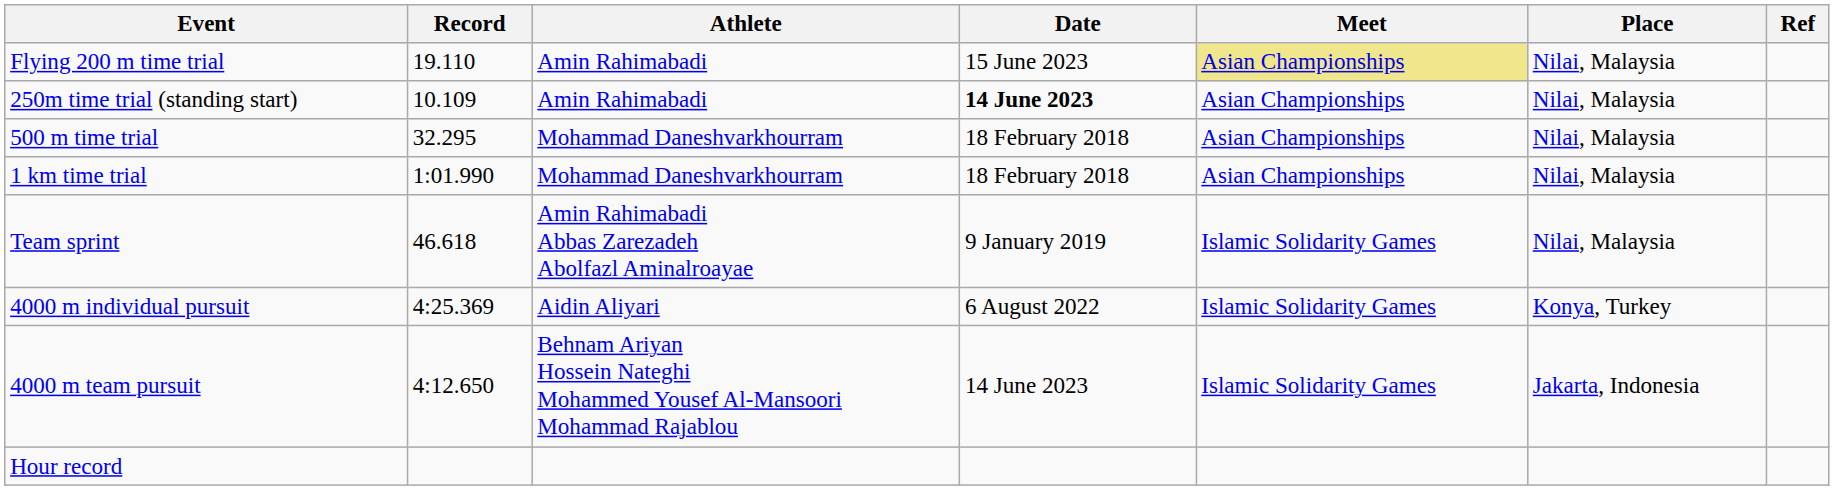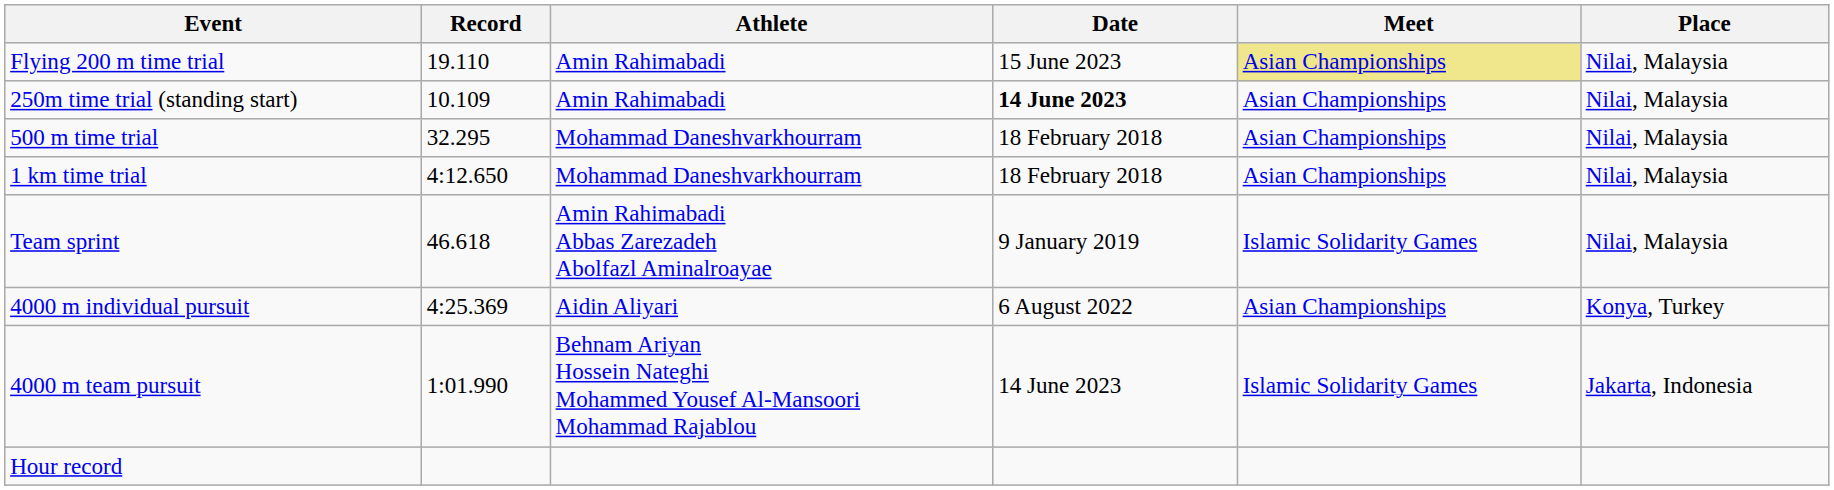- column: (1798, 23)
(453, 176) 1:01.990 -> (467, 176) 4:12.650
(1319, 307) Islamic Solidarity Games -> (1344, 307) Asian Championships
(453, 386) 4:12.650 -> (467, 386) 1:01.990
